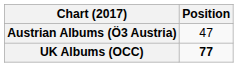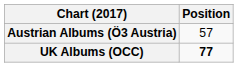(206, 33) 47 -> (206, 33) 57
